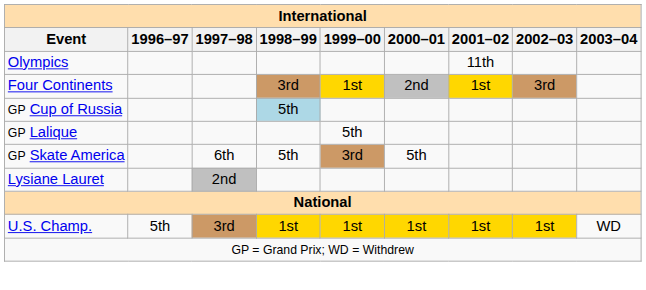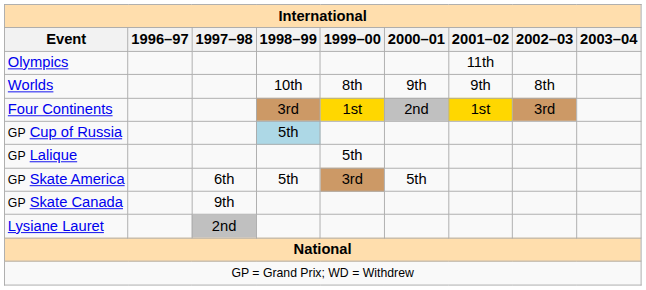+ row: (31, 86)
+ row: (65, 202)
- row: (50, 226)
